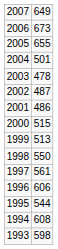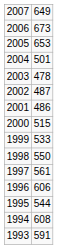(42, 44) 655 -> (42, 44) 653
(42, 140) 513 -> (42, 140) 533
(42, 236) 598 -> (42, 236) 591
